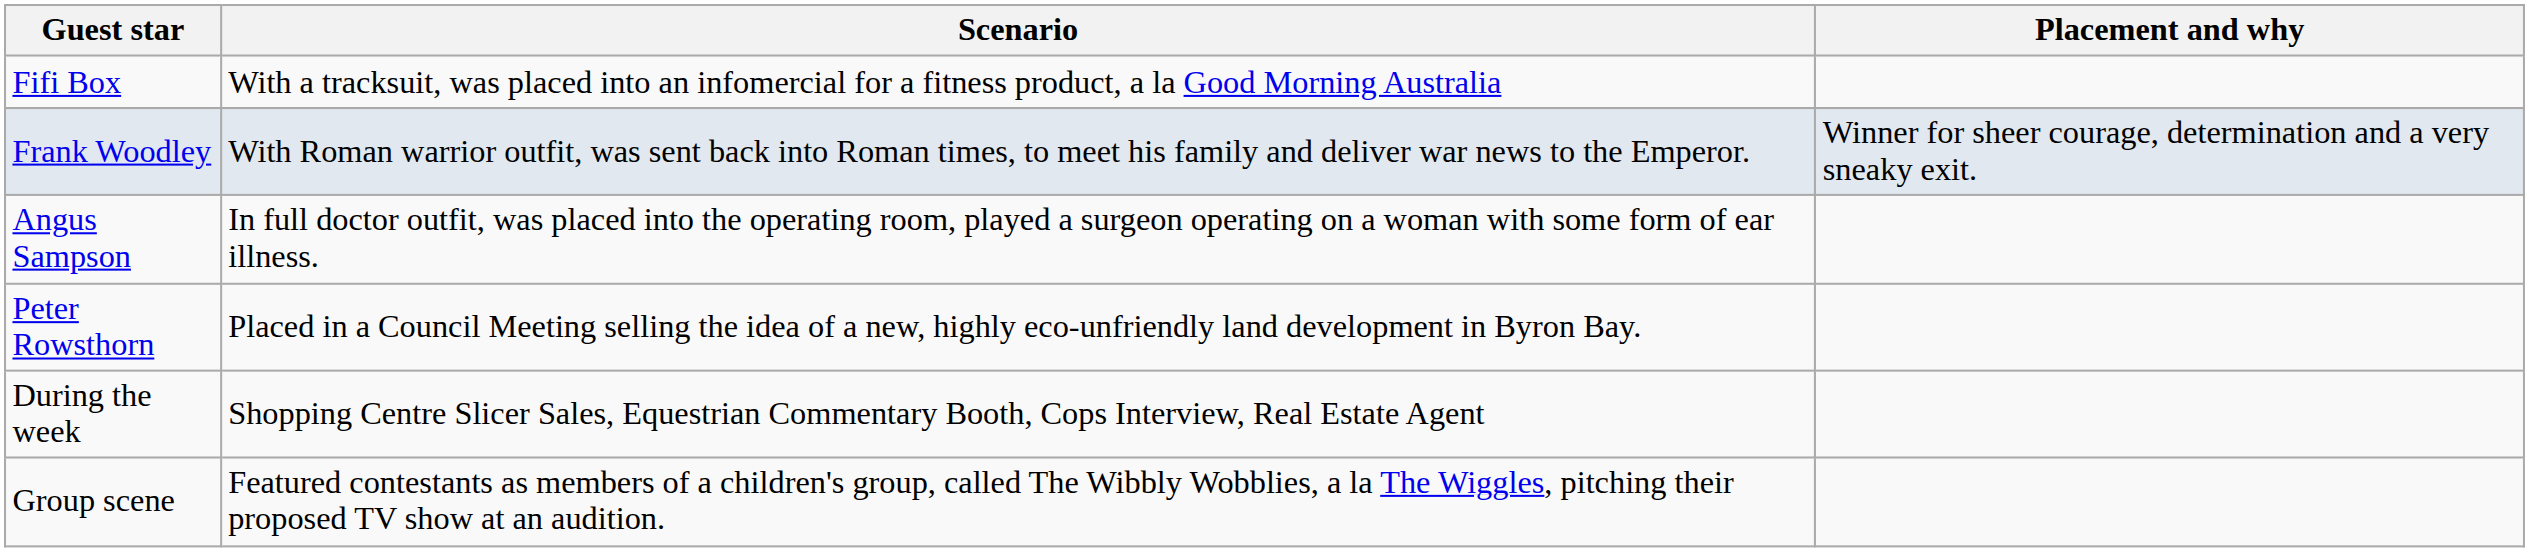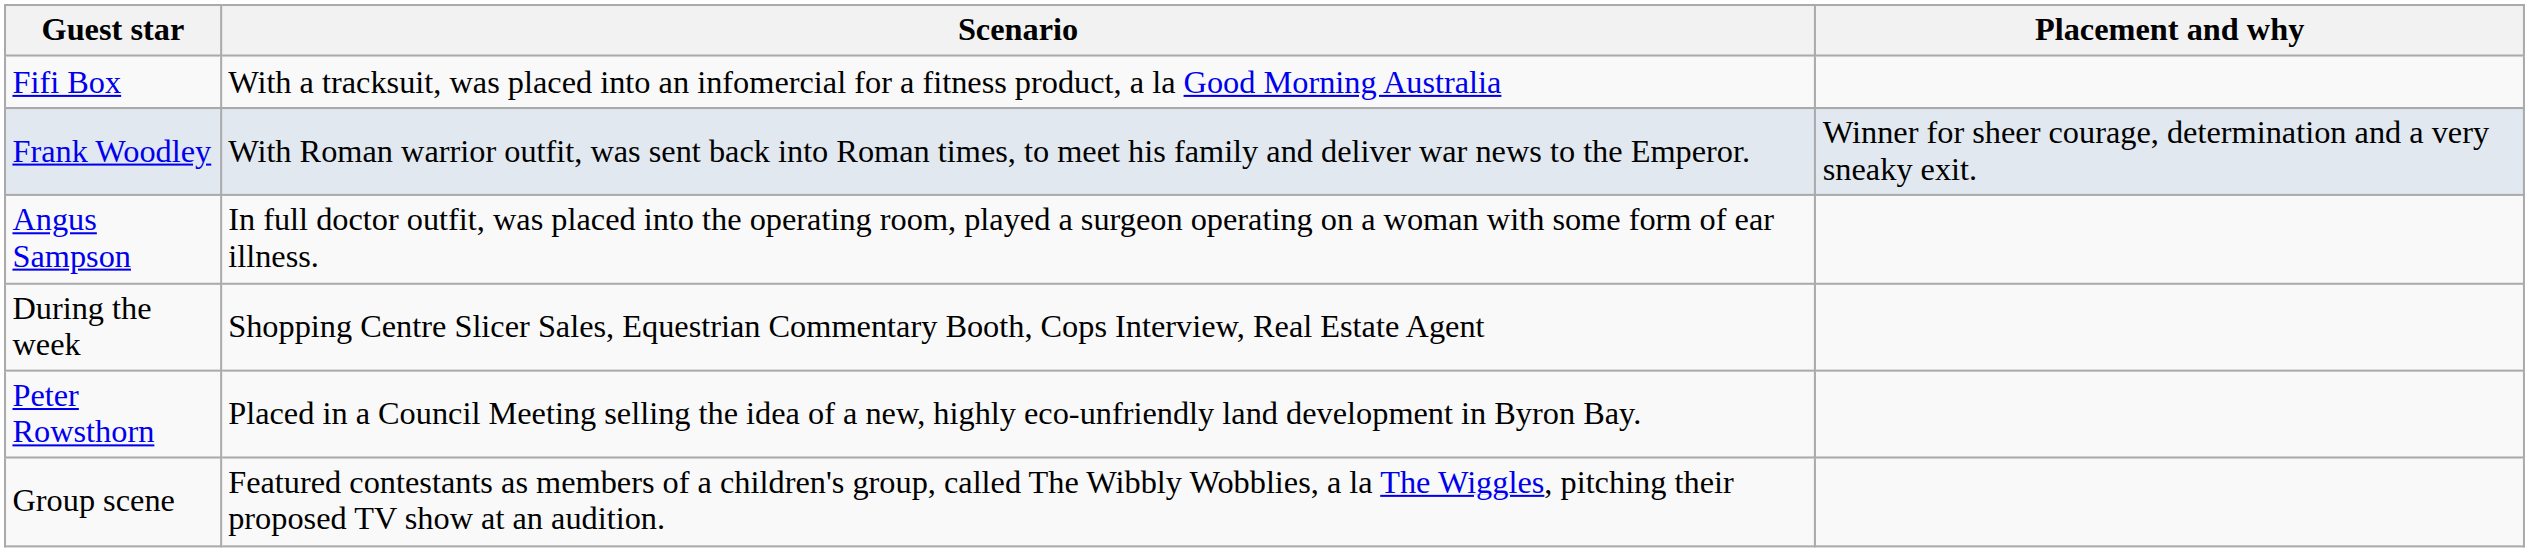rows swapped: (83, 326) <-> (82, 413)
